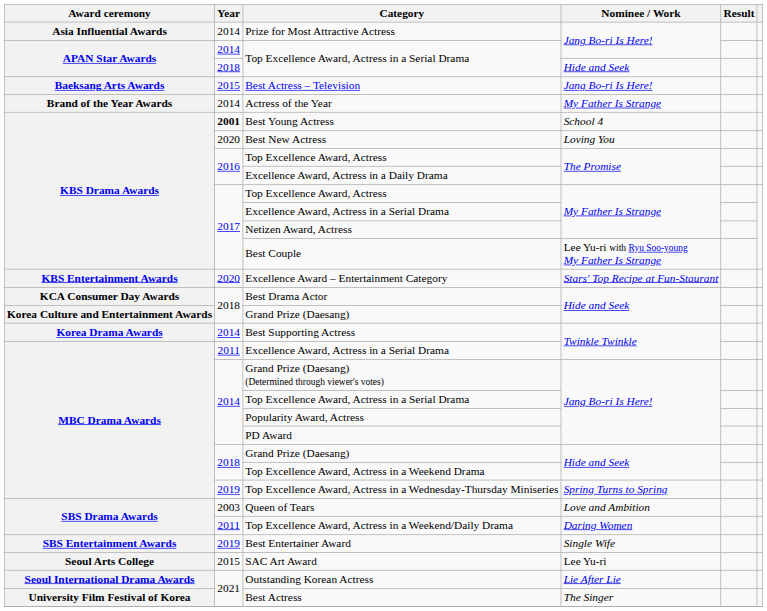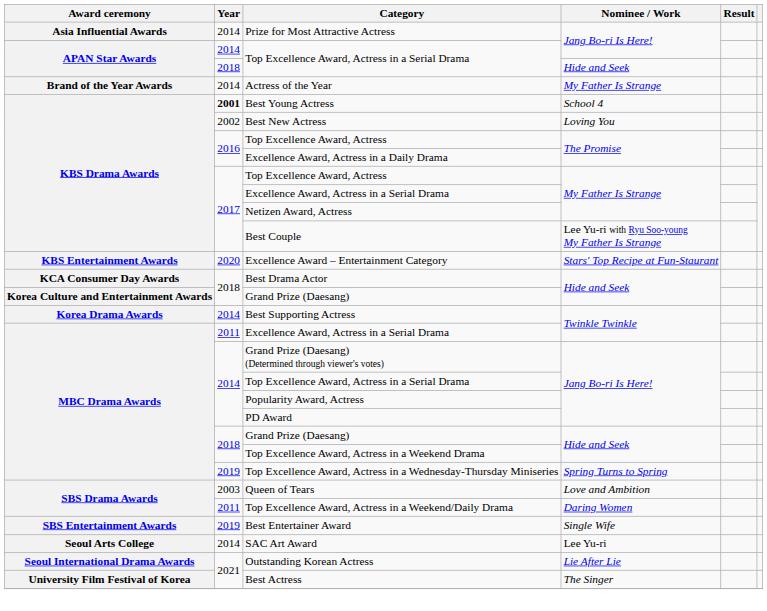- row: (303, 85)
(229, 139) 2020 -> (229, 121) 2002
(229, 561) 2015 -> (229, 543) 2014
